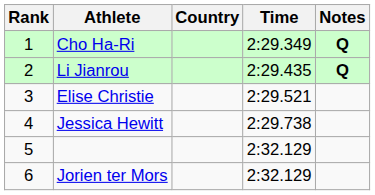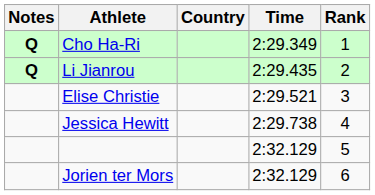columns swapped: (29, 17) <-> (342, 17)
